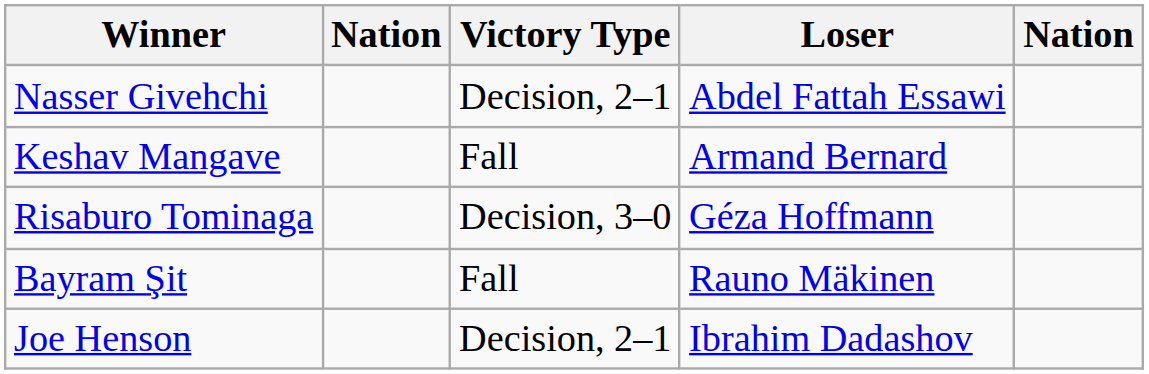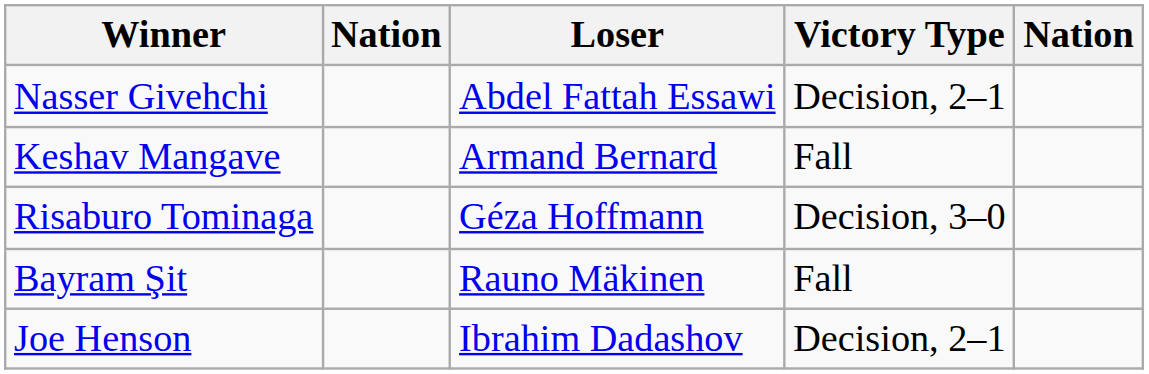columns swapped: (565, 34) <-> (847, 34)
